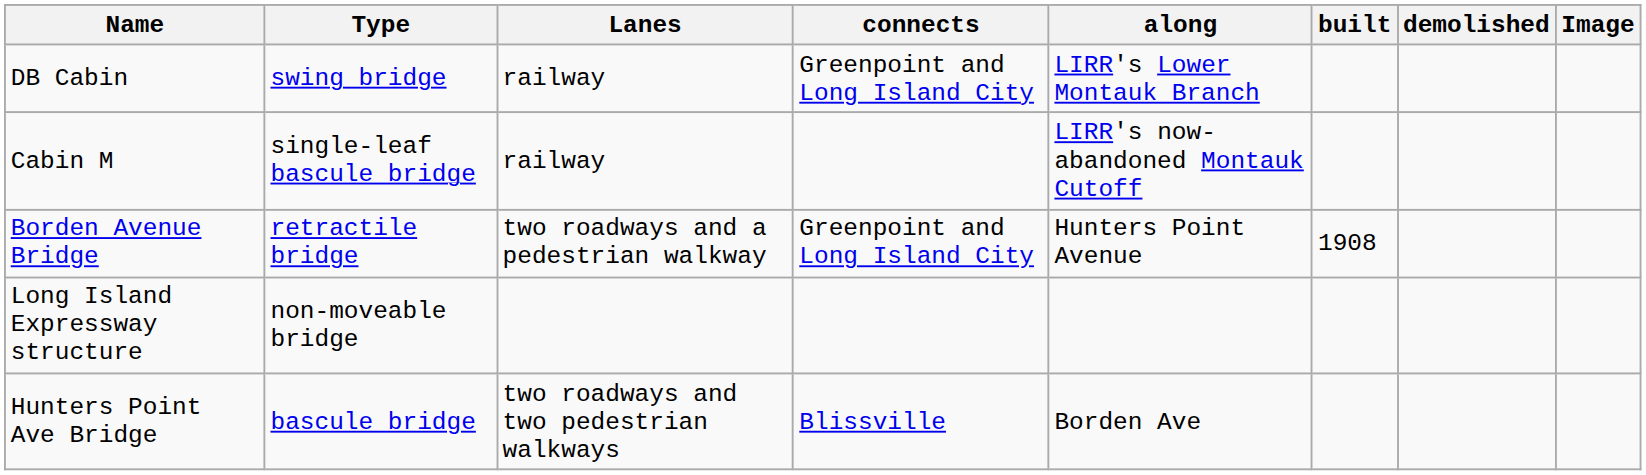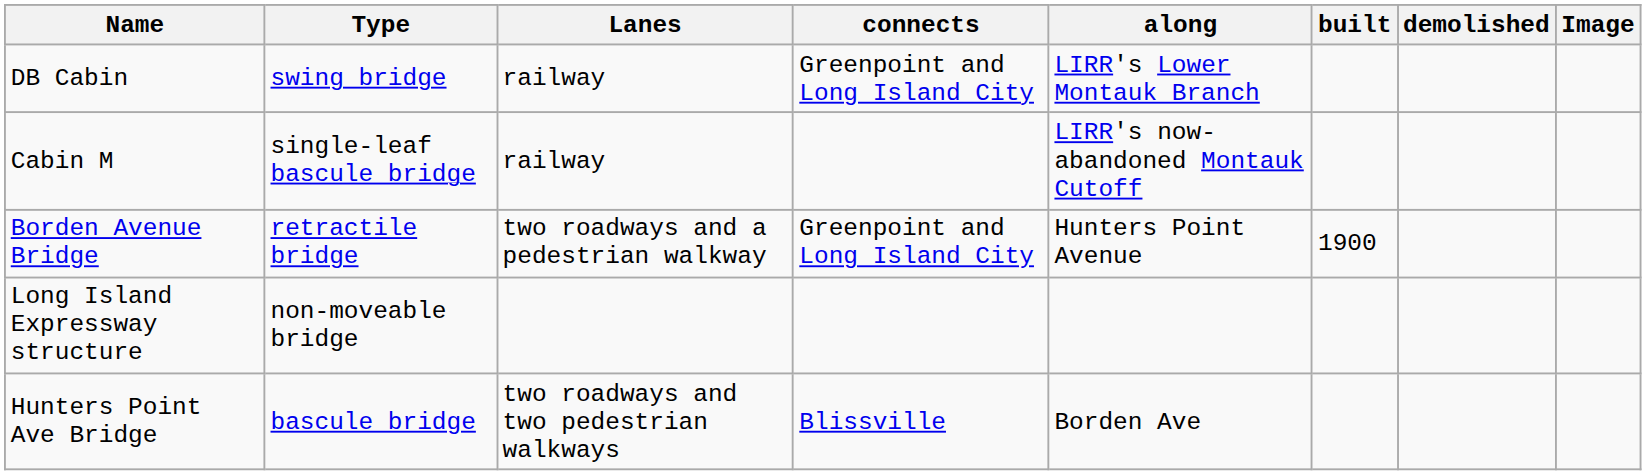(1347, 243) 1908 -> (1347, 243) 1900
